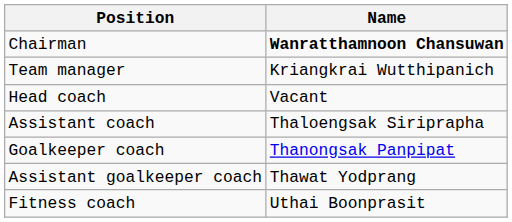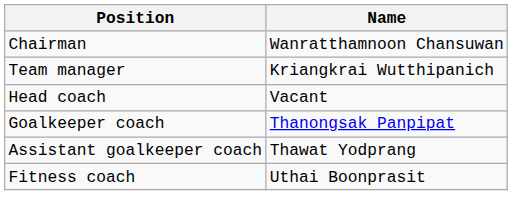(387, 44) bold -> (387, 44) normal
- row: (82, 124)
